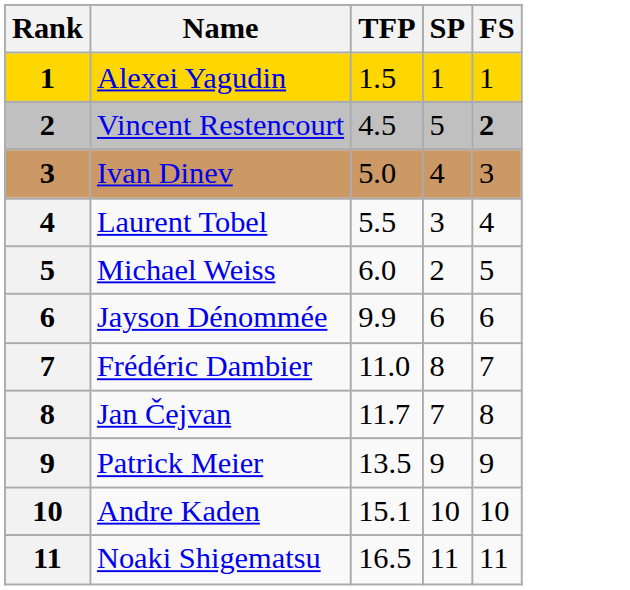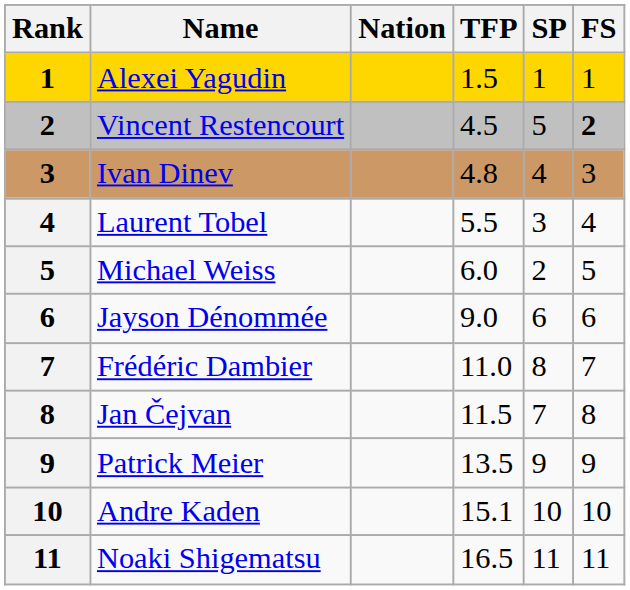+ column: (402, 28)
(377, 173) 5.0 -> (479, 173) 4.8
(377, 317) 9.9 -> (479, 317) 9.0
(384, 414) 11.7 -> (486, 414) 11.5
